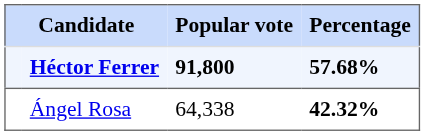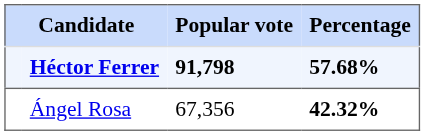(205, 67) 91,800 -> (205, 67) 91,798
(205, 109) 64,338 -> (205, 109) 67,356
